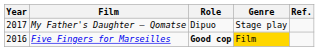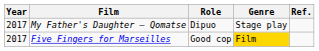(17, 39) 2016 -> (17, 39) 2017
(211, 39) bold -> (211, 39) normal
